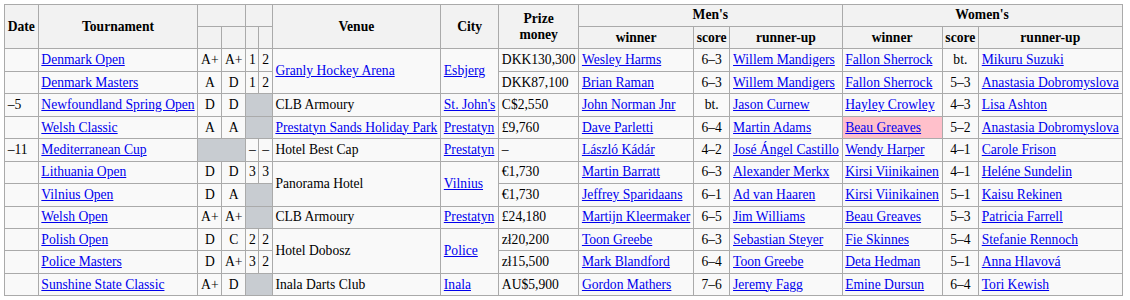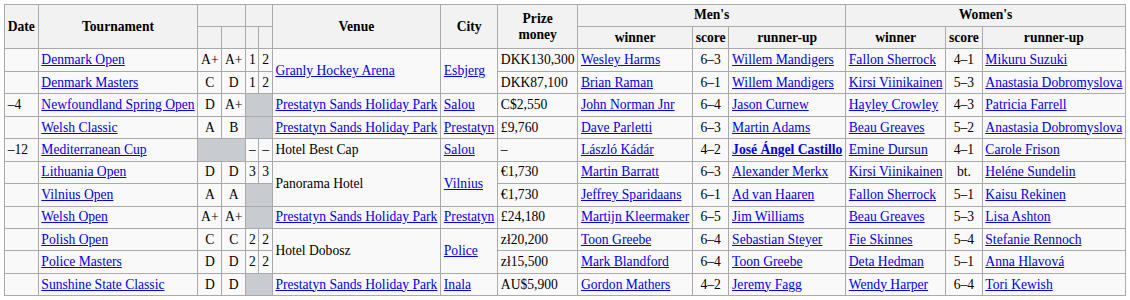(960, 60) bt. -> (964, 60) 4–1
(210, 82) A -> (210, 82) C
(712, 82) 6–3 -> (711, 82) 6–1
(889, 82) Fallon Sherrock -> (896, 82) Kirsi Viinikainen
(15, 105) –5 -> (15, 105) –4
(234, 105) D -> (234, 105) A+
(315, 105) CLB Armoury -> (356, 105) Prestatyn Sands Holiday Park
(470, 105) St. John's -> (459, 105) Salou
(712, 105) bt. -> (711, 105) 6–4
(1014, 105) Lisa Ashton -> (1026, 105) Patricia Farrell
(234, 127) A -> (234, 127) B
(712, 127) 6–4 -> (711, 127) 6–3
(883, 127) pink background -> (887, 127) no background
(18, 149) –11 -> (18, 149) –12
(469, 149) Prestatyn -> (459, 149) Salou
(786, 149) normal -> (787, 149) bold
(885, 149) Wendy Harper -> (888, 149) Emine Dursun
(960, 172) 4–1 -> (964, 172) bt.
(210, 194) D -> (210, 194) A
(892, 194) Kirsi Viinikainen -> (892, 194) Fallon Sherrock
(315, 217) CLB Armoury -> (356, 217) Prestatyn Sands Holiday Park
(1022, 217) Patricia Farrell -> (1018, 217) Lisa Ashton
(210, 239) D -> (210, 239) C
(712, 239) 6–3 -> (711, 239) 6–4
(234, 262) A+ -> (234, 262) D
(252, 262) 3 -> (252, 262) 2
(210, 284) A+ -> (210, 284) D
(320, 284) Inala Darts Club -> (356, 284) Prestatyn Sands Holiday Park
(712, 284) 7–6 -> (711, 284) 4–2
(885, 284) Emine Dursun -> (888, 284) Wendy Harper
